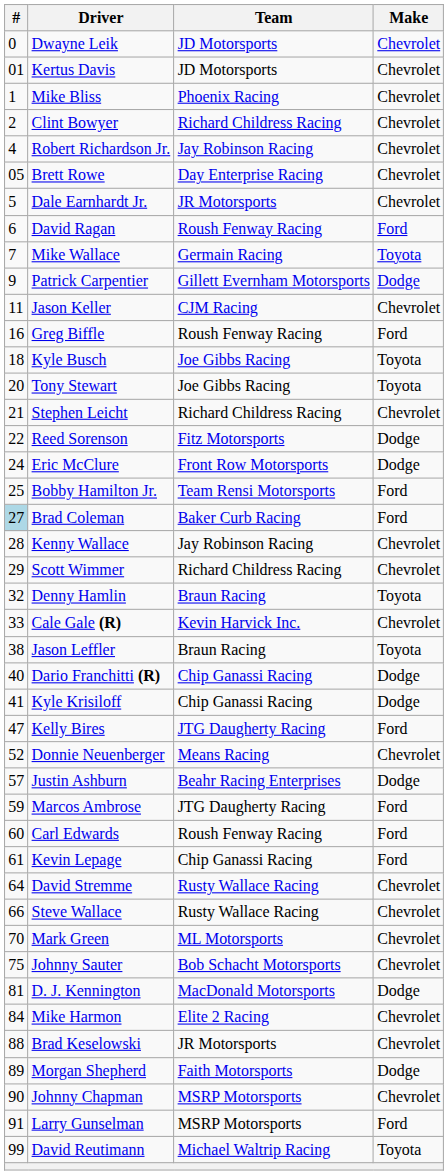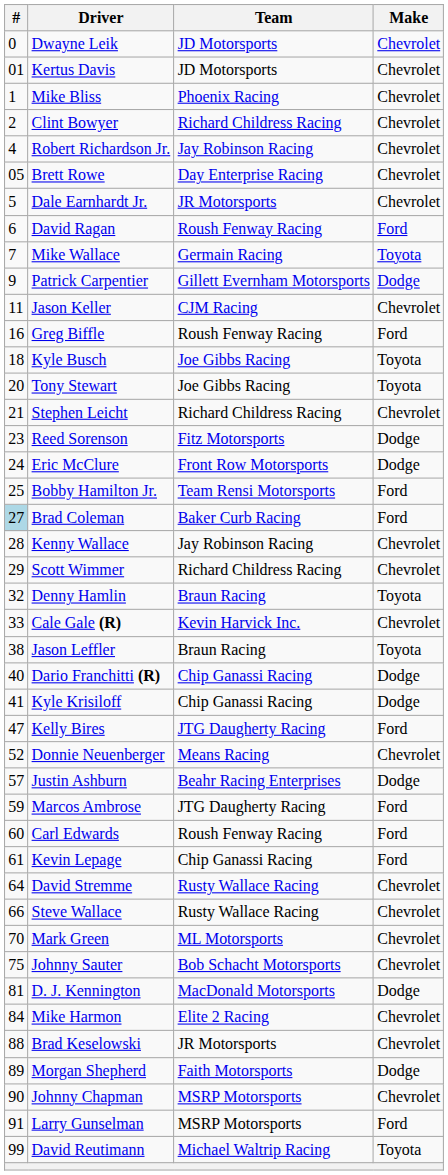(16, 438) 22 -> (16, 438) 23
